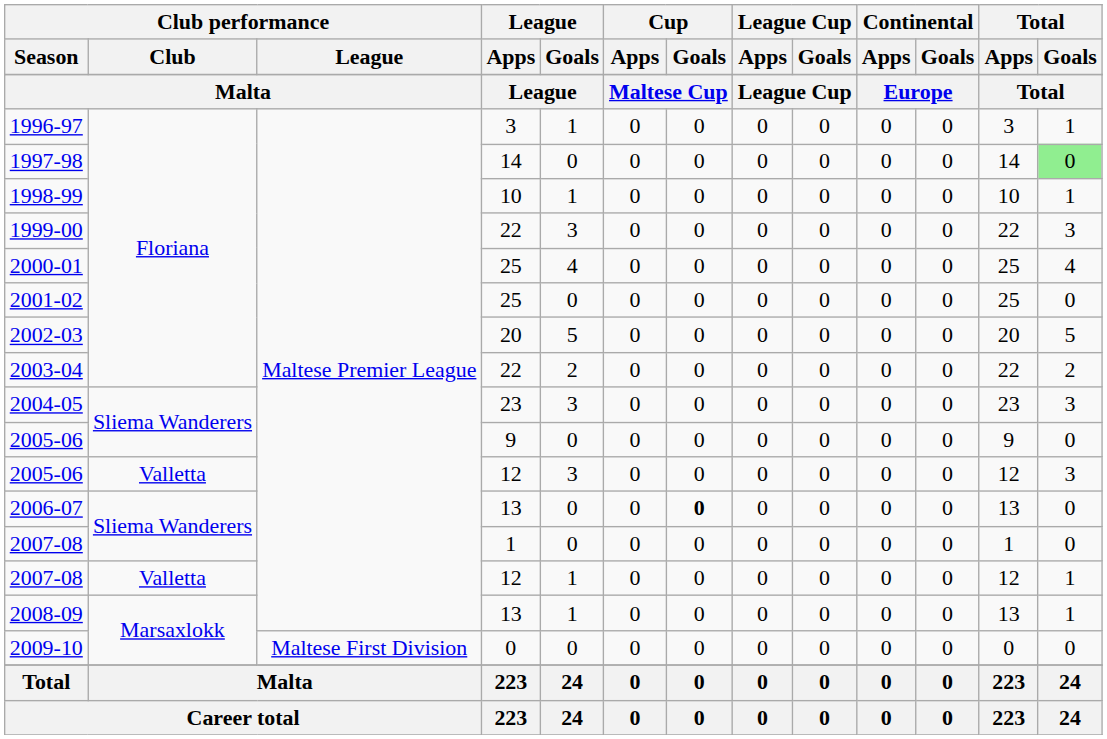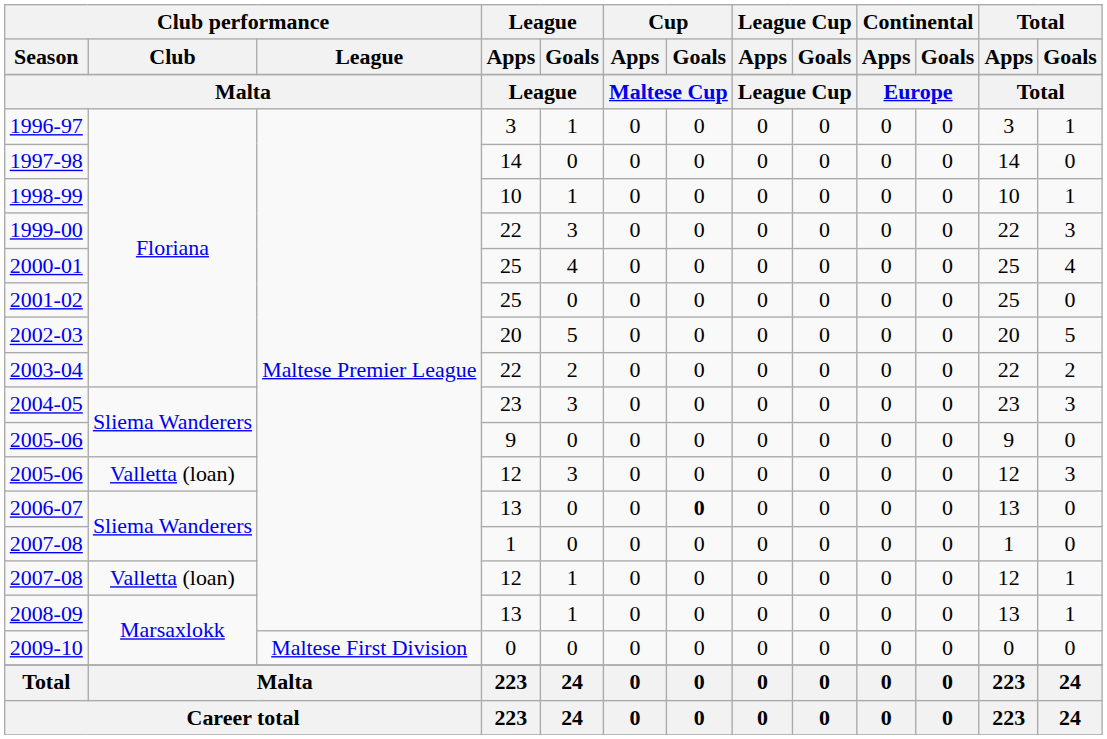(1070, 160) lightgreen background -> (1070, 160) no background
(172, 473) Valletta -> (172, 473) Valletta (loan)
(172, 578) Valletta -> (172, 578) Valletta (loan)
